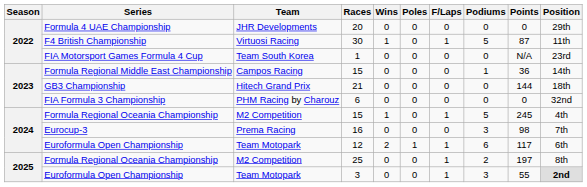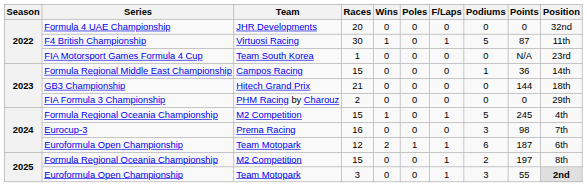(561, 27) 29th -> (561, 27) 32nd
(357, 101) 6 -> (357, 101) 2
(561, 101) 32nd -> (561, 101) 29th
(524, 145) 117 -> (524, 145) 187
(357, 160) 25 -> (357, 160) 15
